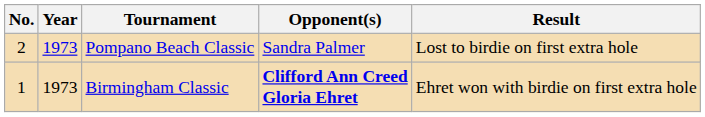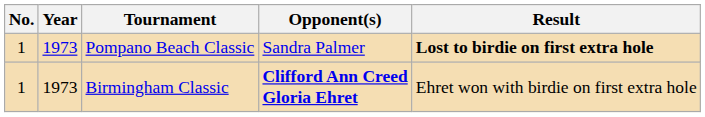(21, 47) 2 -> (21, 47) 1
(527, 47) normal -> (535, 47) bold
